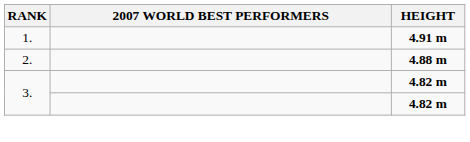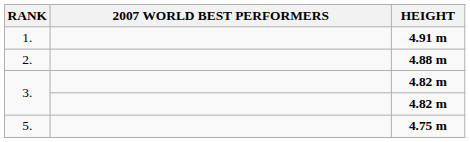+ row: (27, 126)
